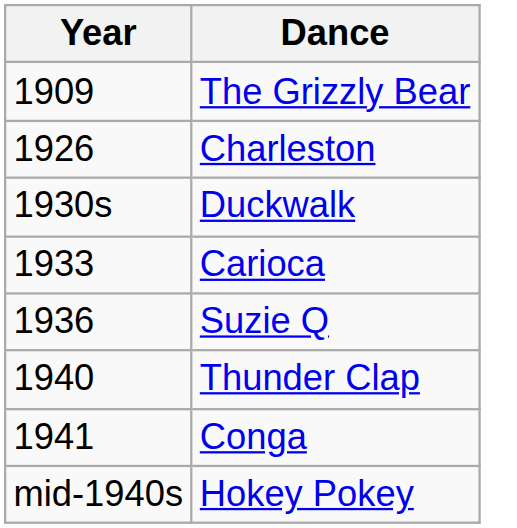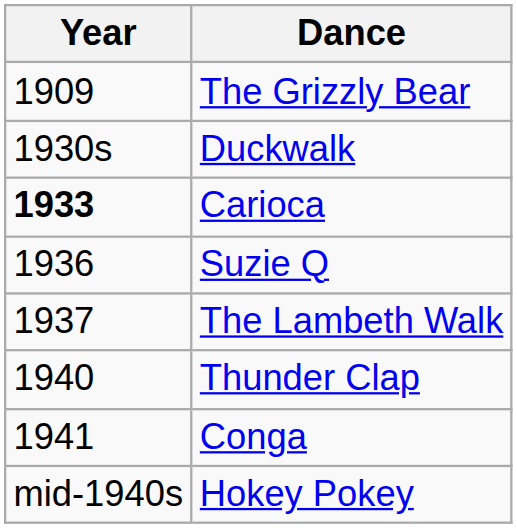- row: (288, 148)
(54, 263) normal -> (54, 206) bold
+ row: (352, 321)
